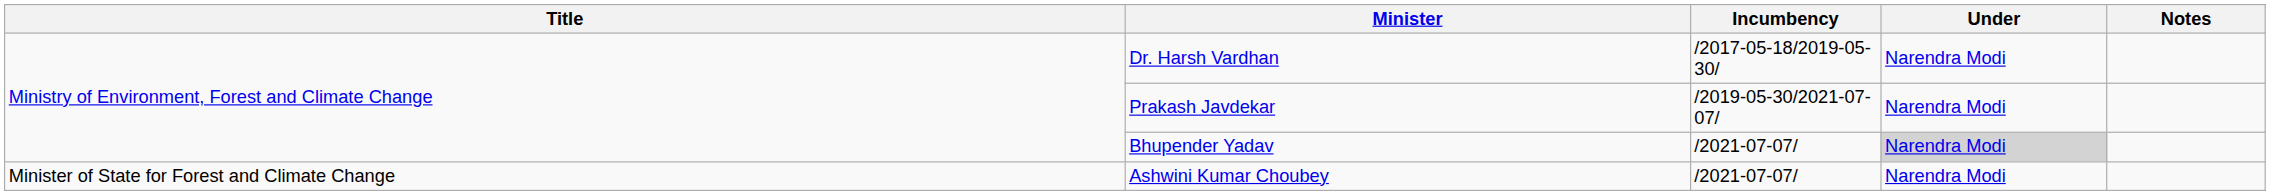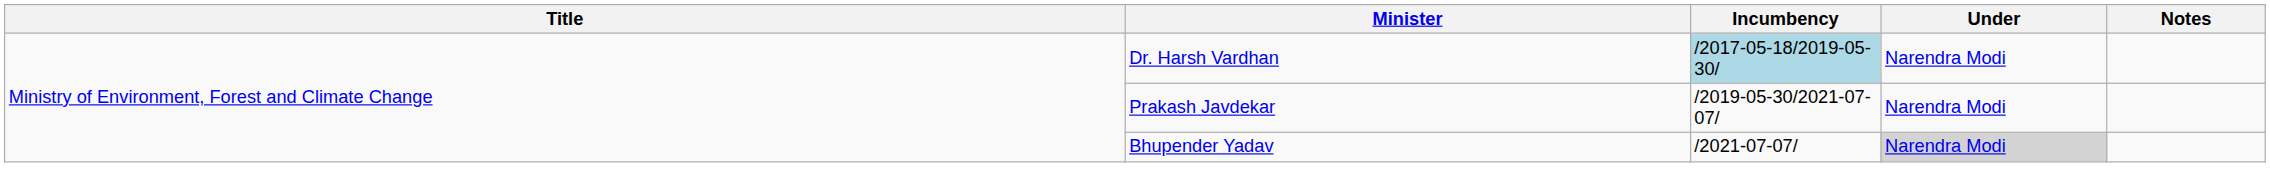(1783, 58) no background -> (1783, 58) lightblue background
- row: (1229, 175)
